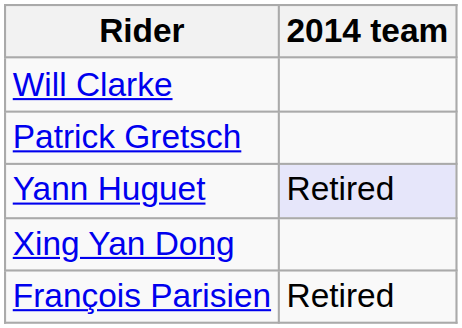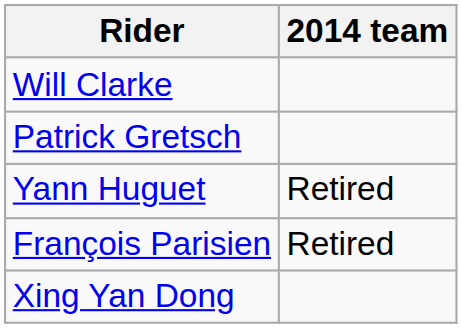(340, 190) lavender background -> (340, 190) no background
rows swapped: (142, 296) <-> (124, 243)
